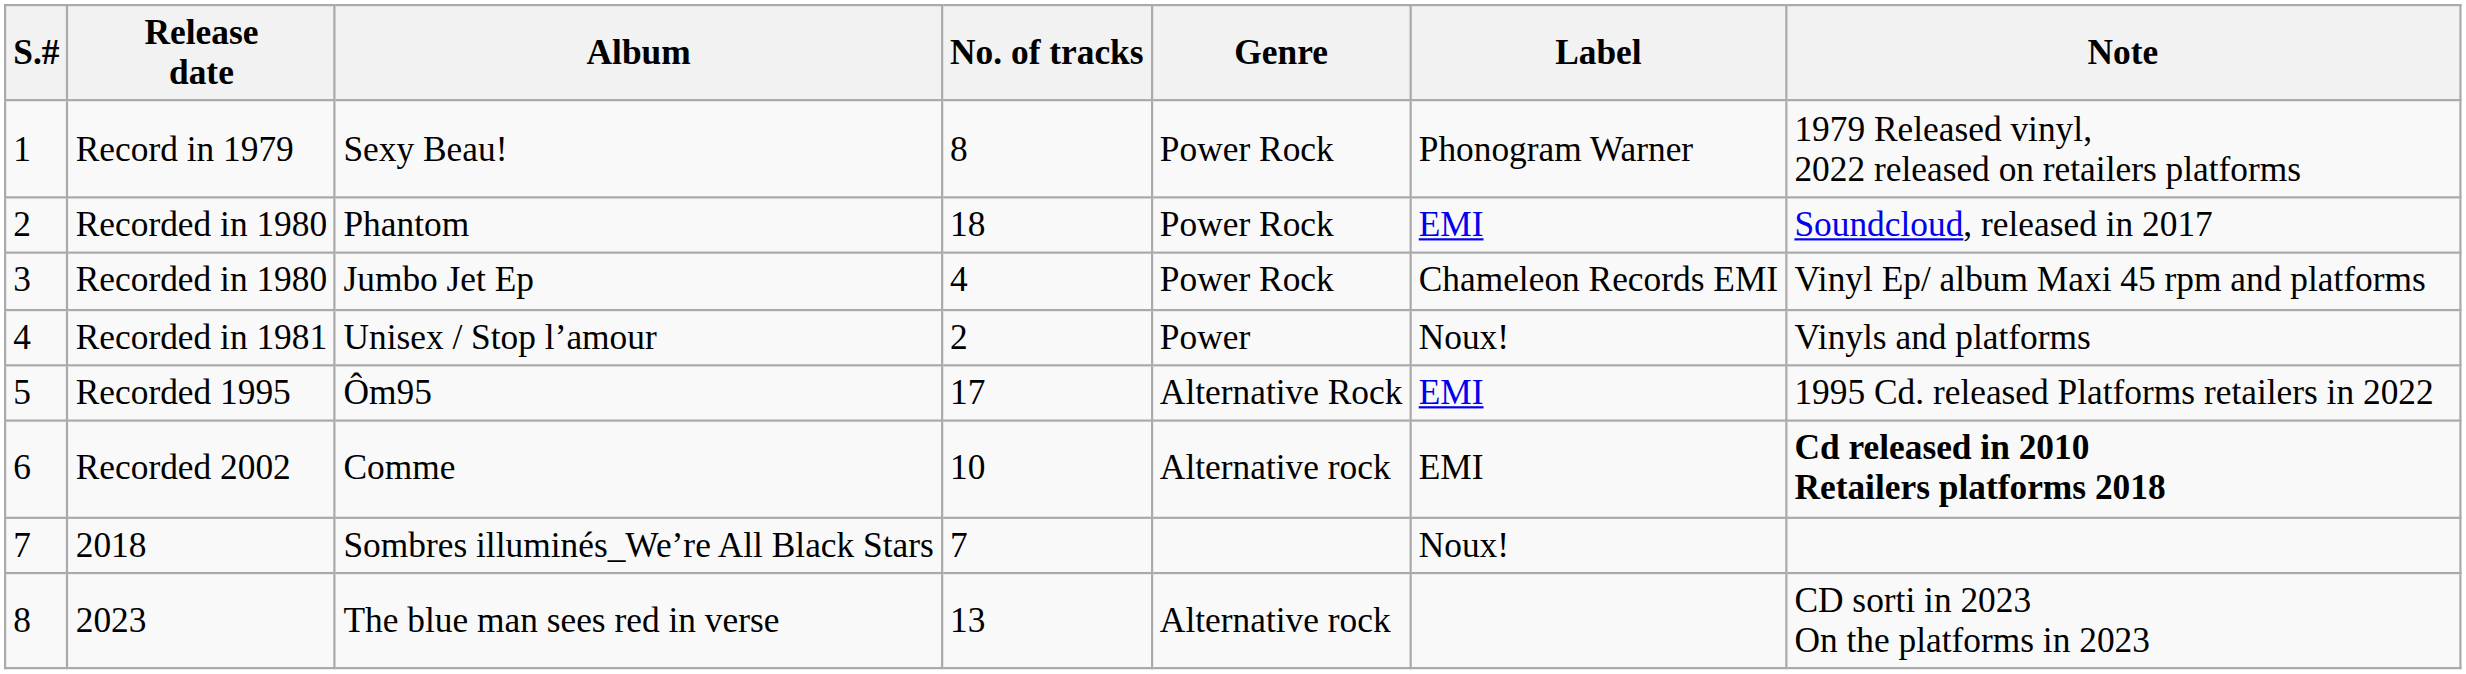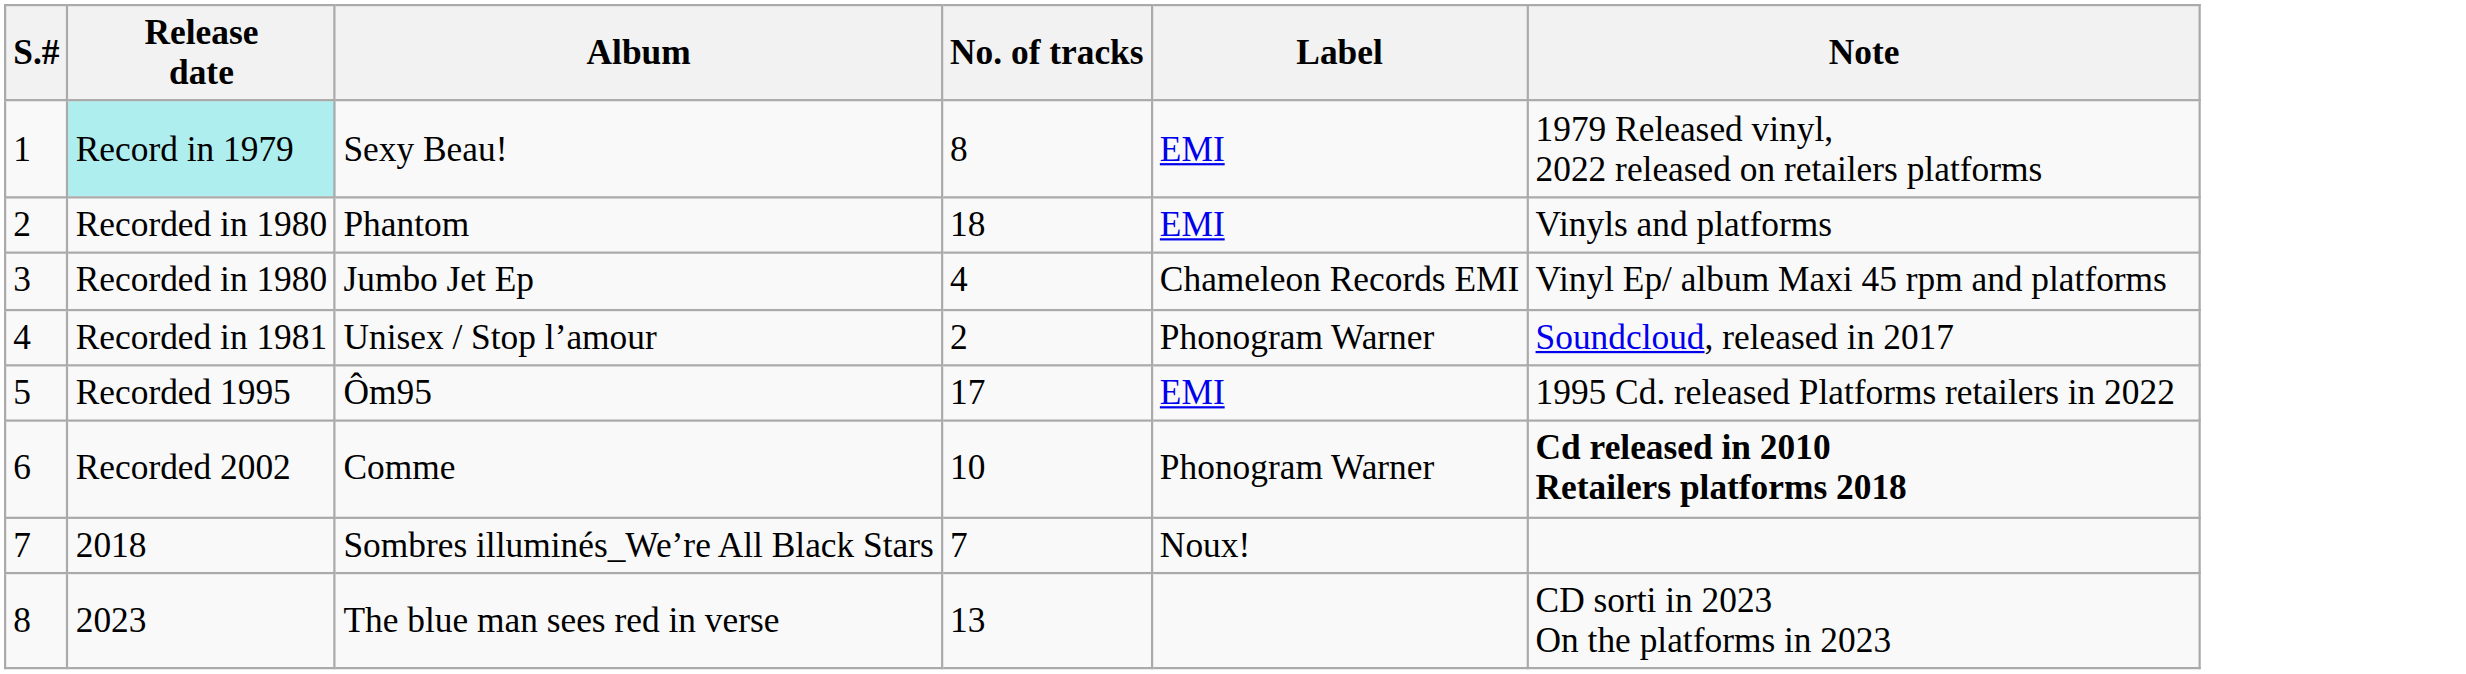- column: (1281, 52)
(185, 148) no background -> (185, 148) paleturquoise background
(1556, 148) Phonogram Warner -> (1192, 148) EMI
(2004, 224) Soundcloud, released in 2017 -> (1684, 224) Vinyls and platforms
(1464, 336) Noux! -> (1297, 336) Phonogram Warner
(1943, 336) Vinyls and platforms -> (1745, 336) Soundcloud, released in 2017
(1451, 468) EMI -> (1297, 468) Phonogram Warner
